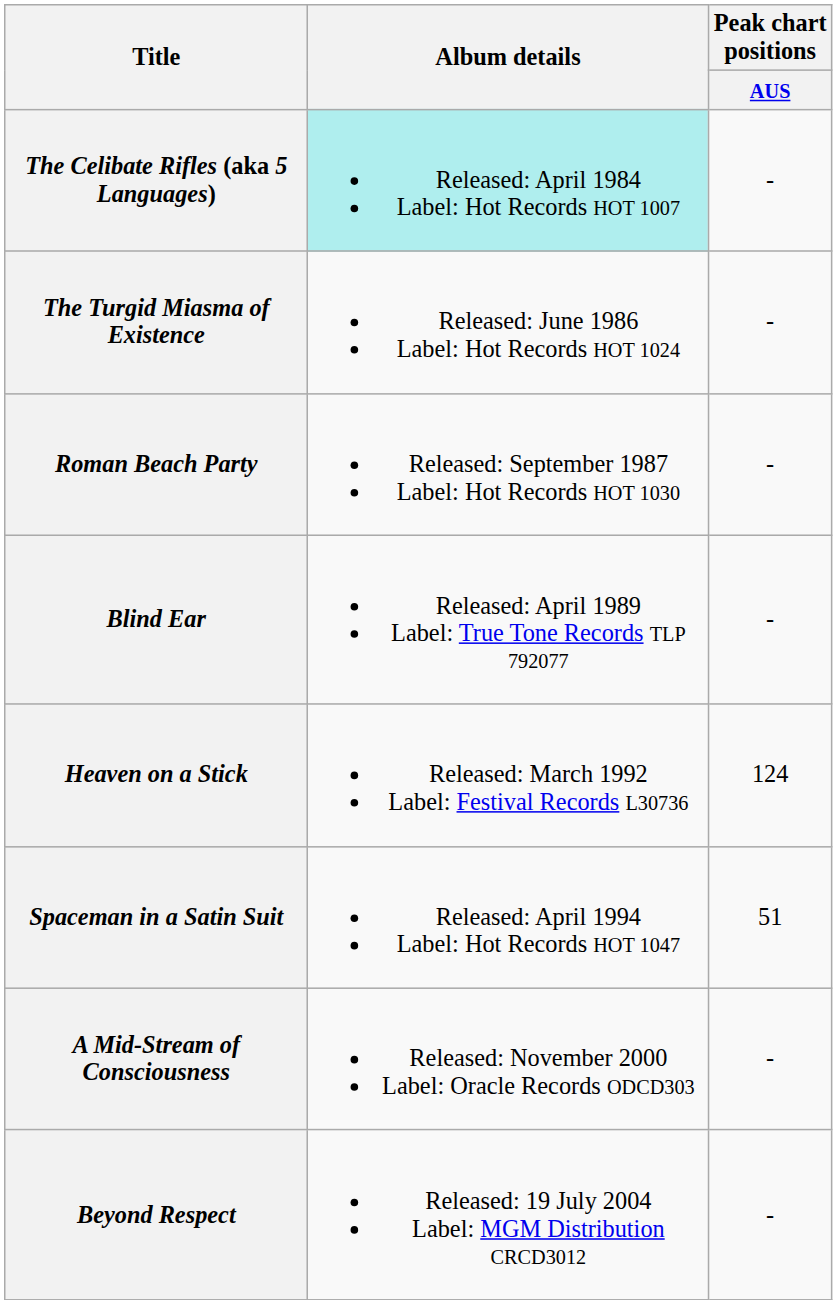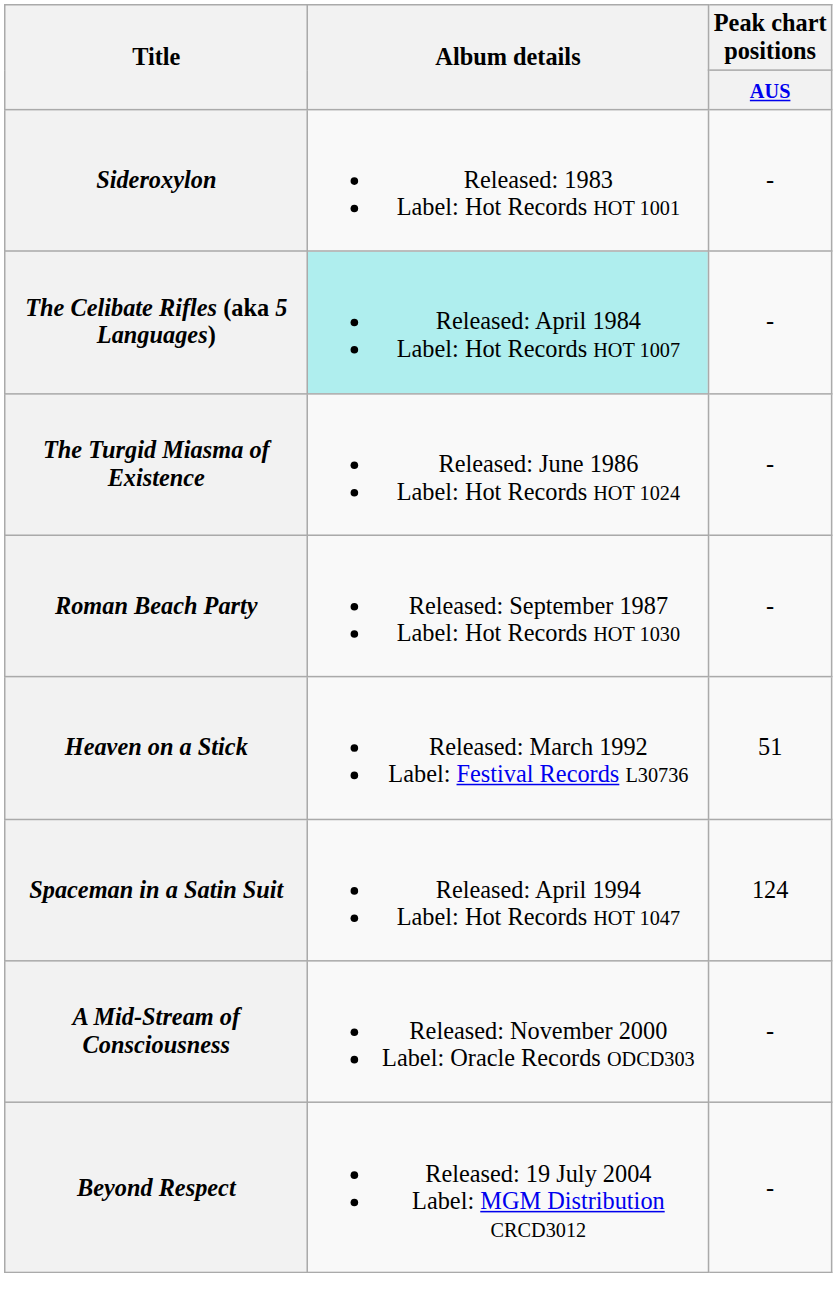+ row: (156, 179)
- row: (156, 619)
(770, 775) 124 -> (770, 747) 51
(770, 916) 51 -> (770, 889) 124
